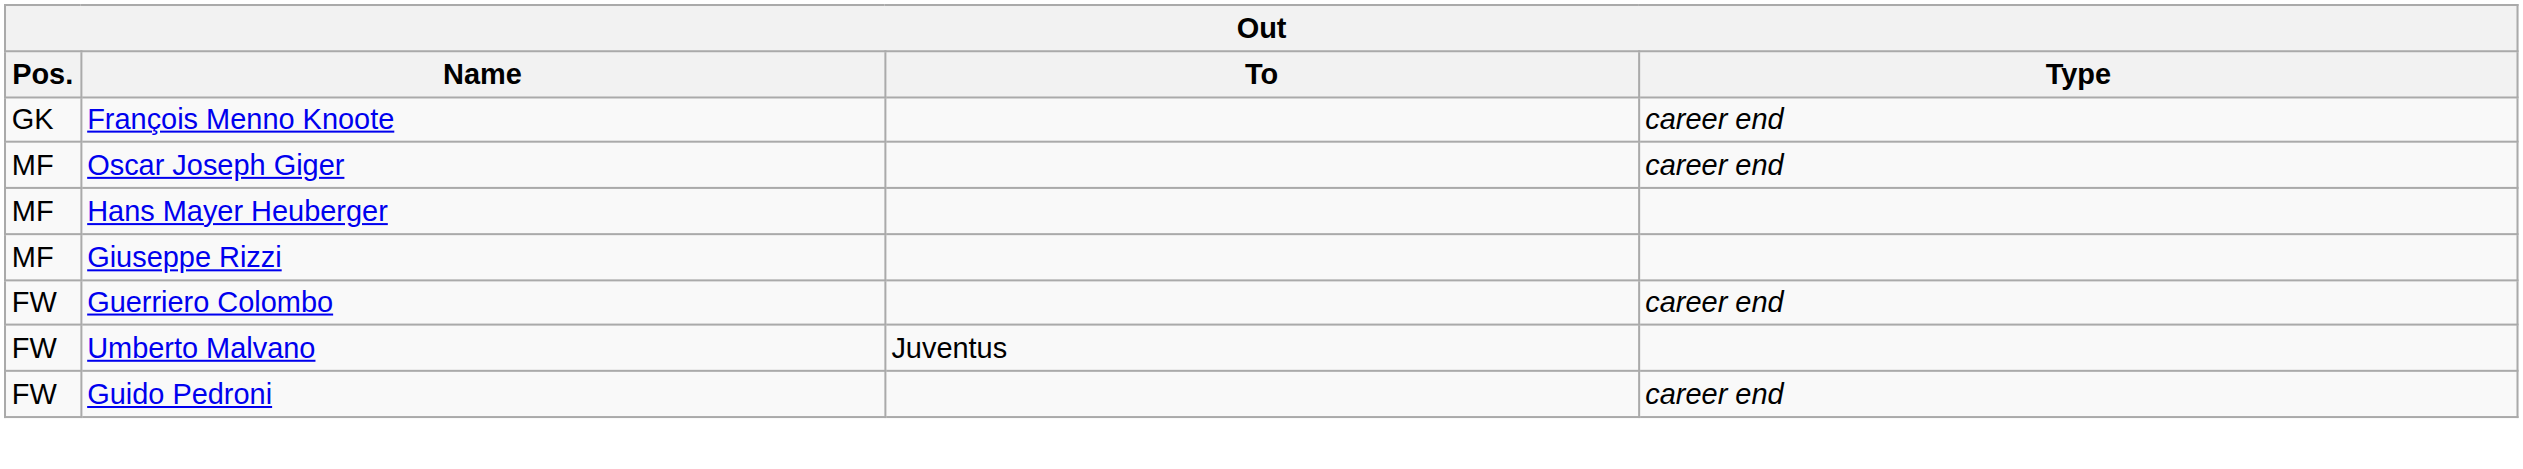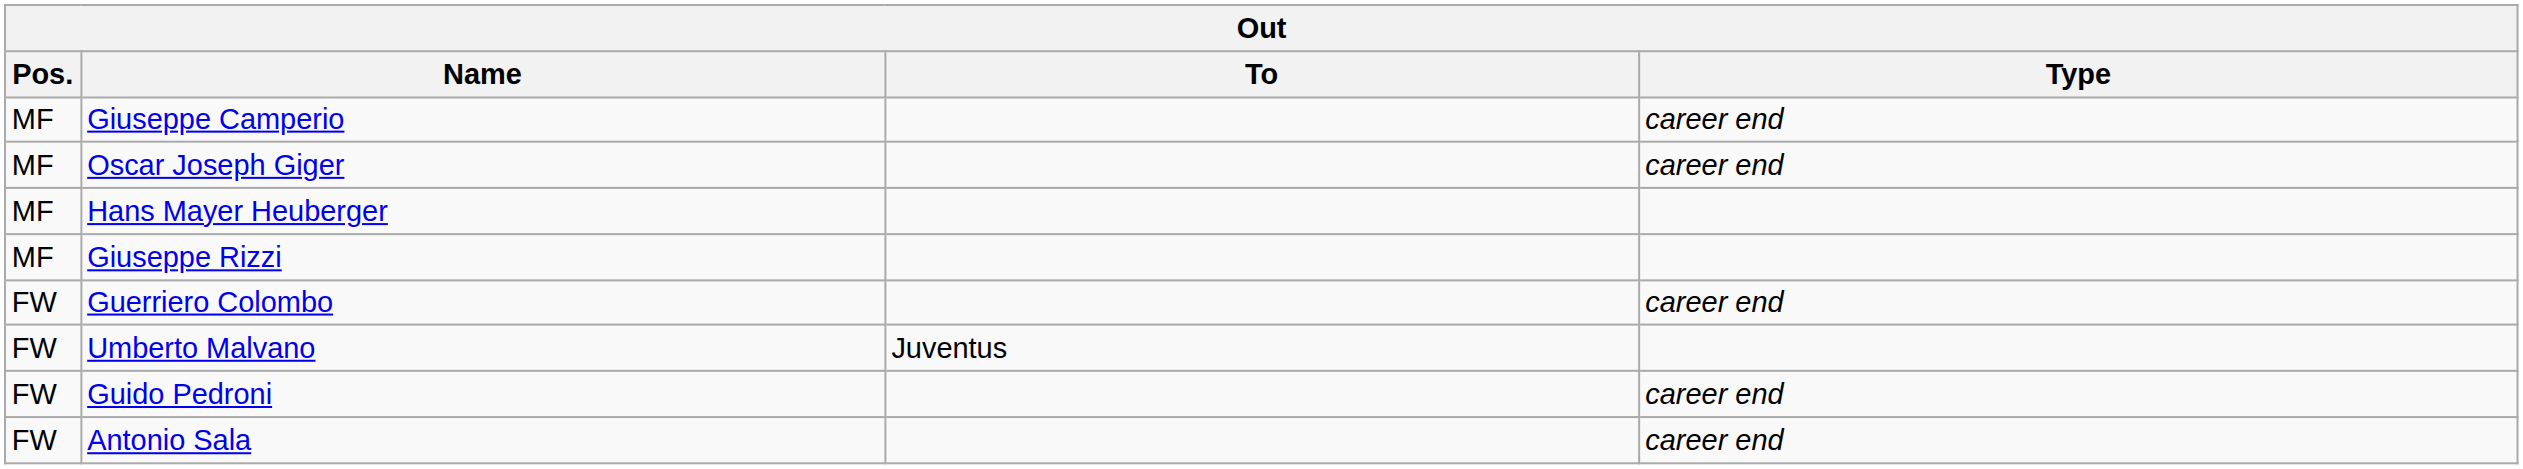- row: (241, 120)
+ row: (216, 120)
+ row: (169, 440)
